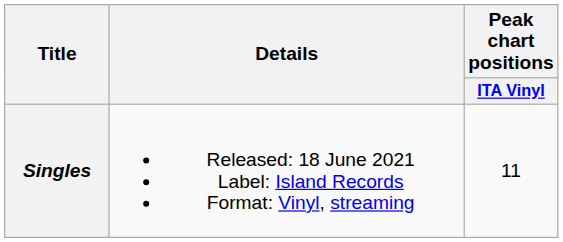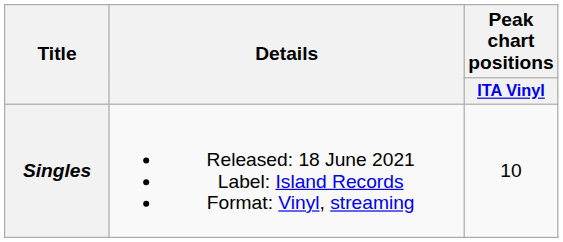(511, 170) 11 -> (511, 170) 10
